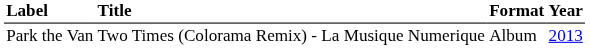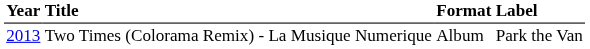columns swapped: (566, 10) <-> (27, 10)
